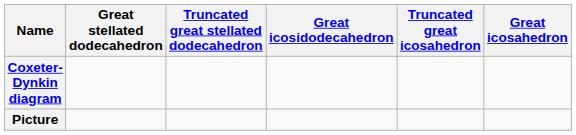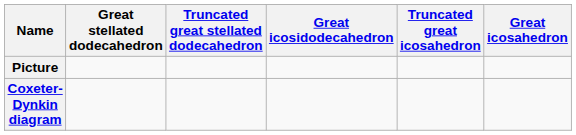rows swapped: (35, 82) <-> (35, 119)
